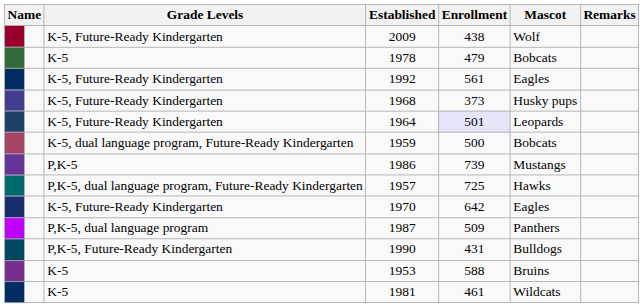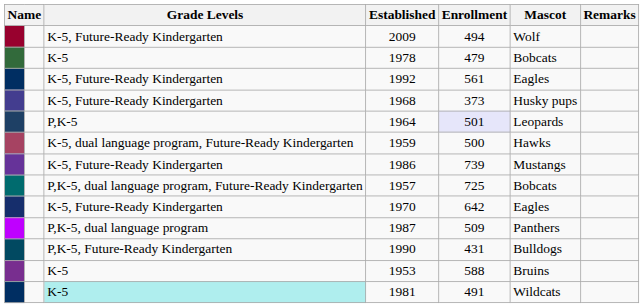(474, 36) 438 -> (474, 36) 494
(135, 121) K-5, Future-Ready Kindergarten -> (62, 121) P,K-5
(535, 143) Bobcats -> (532, 143) Hawks
(62, 164) P,K-5 -> (135, 164) K-5, Future-Ready Kindergarten
(532, 185) Hawks -> (535, 185) Bobcats
(58, 292) no background -> (58, 292) paleturquoise background
(474, 292) 461 -> (474, 292) 491
